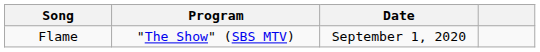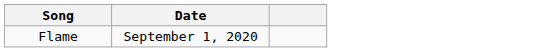- column: (216, 15)
